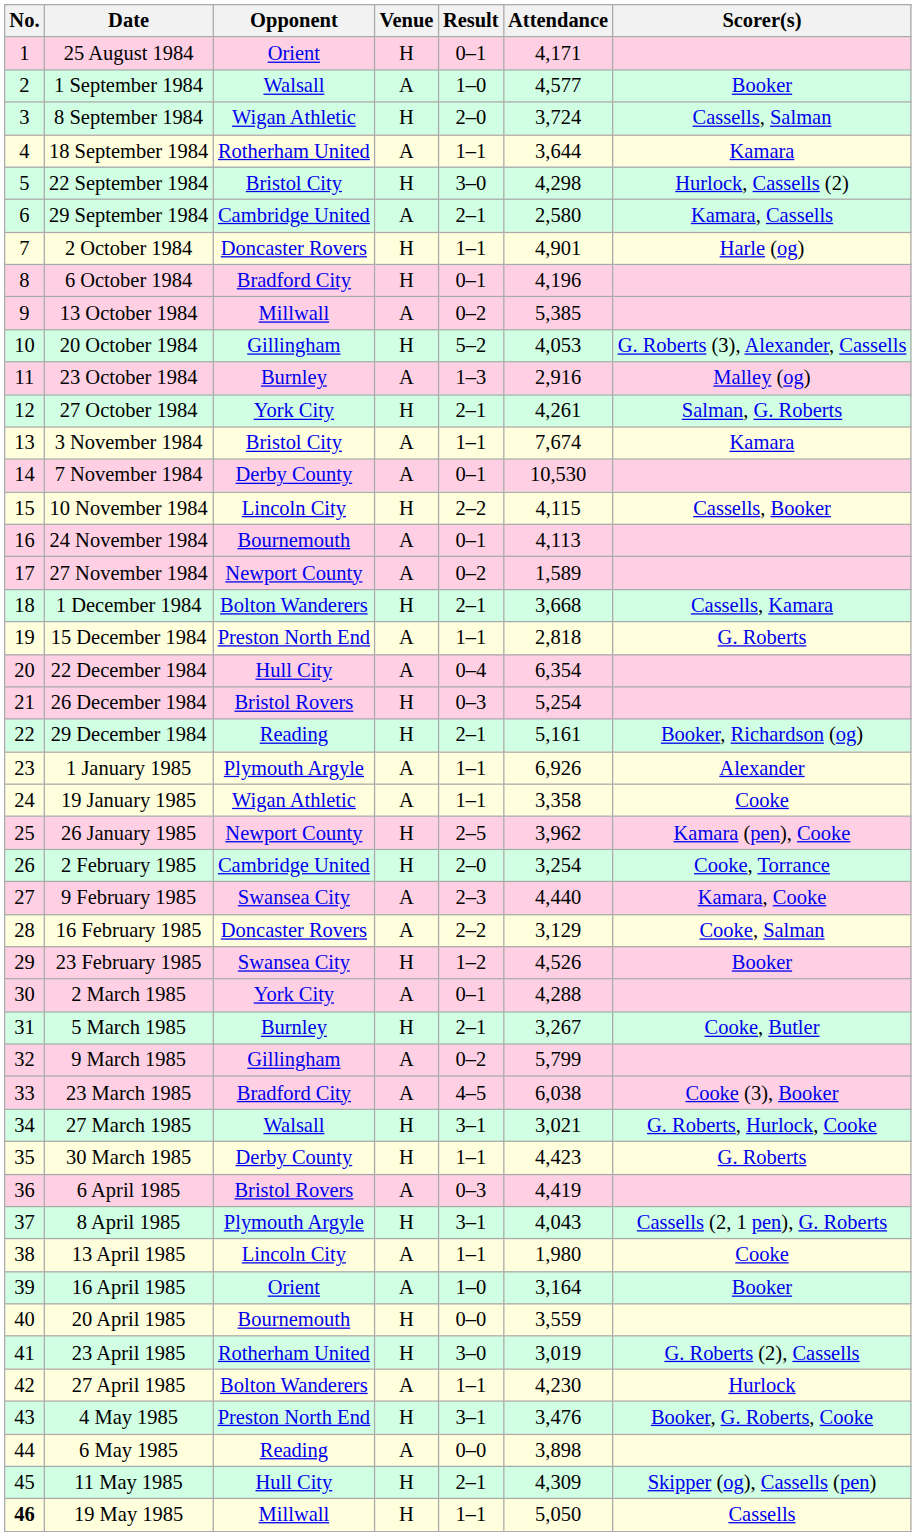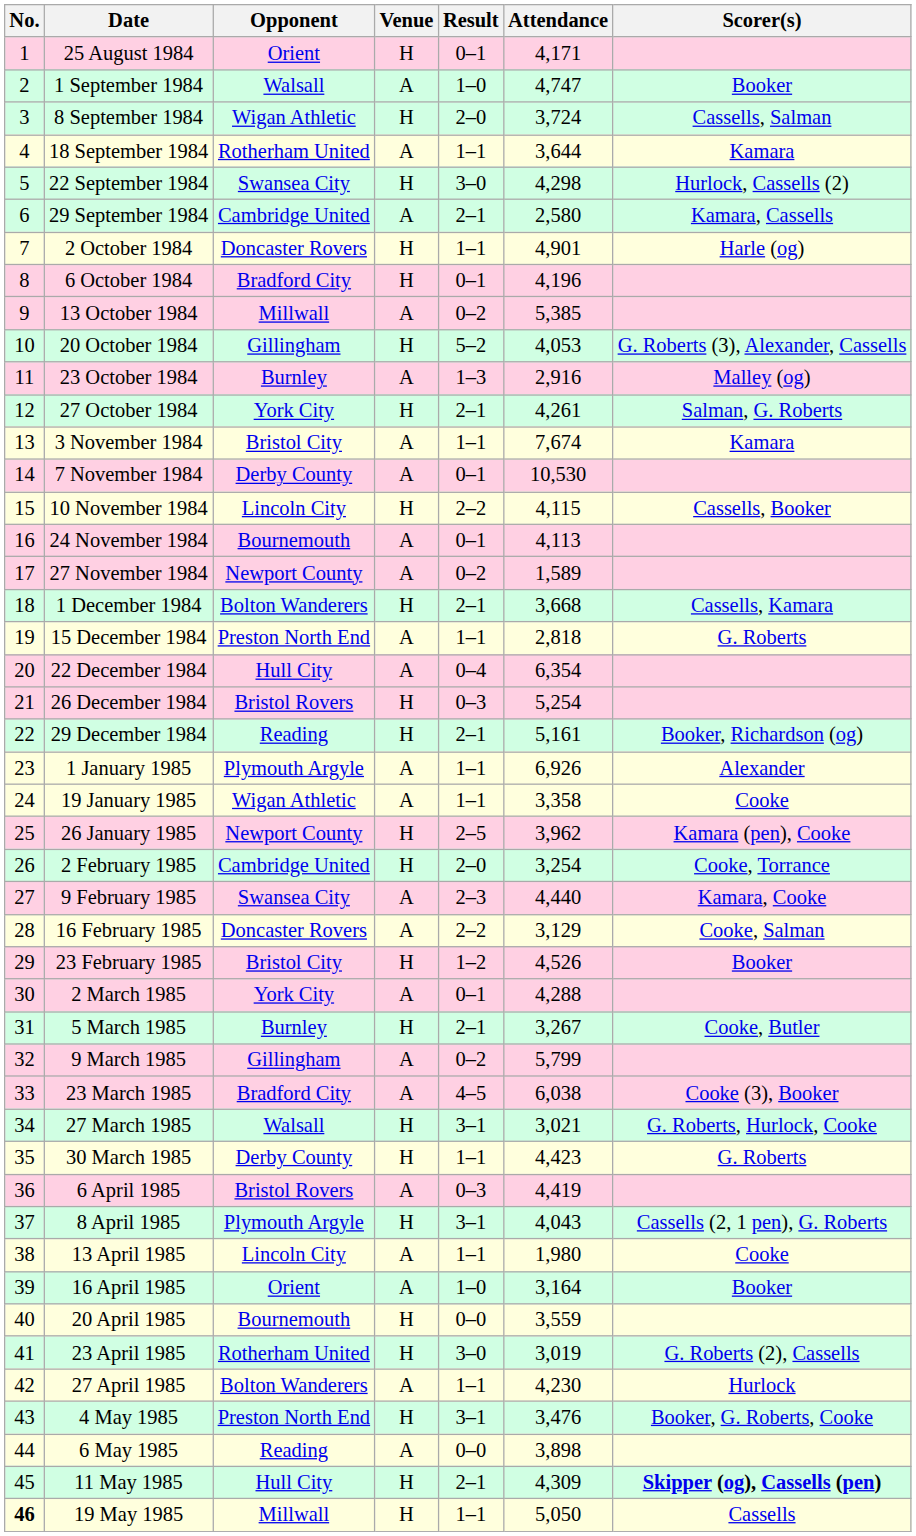(558, 85) 4,577 -> (558, 85) 4,747
(294, 183) Bristol City -> (294, 183) Swansea City
(294, 962) Swansea City -> (294, 962) Bristol City
(762, 1482) normal -> (762, 1482) bold
